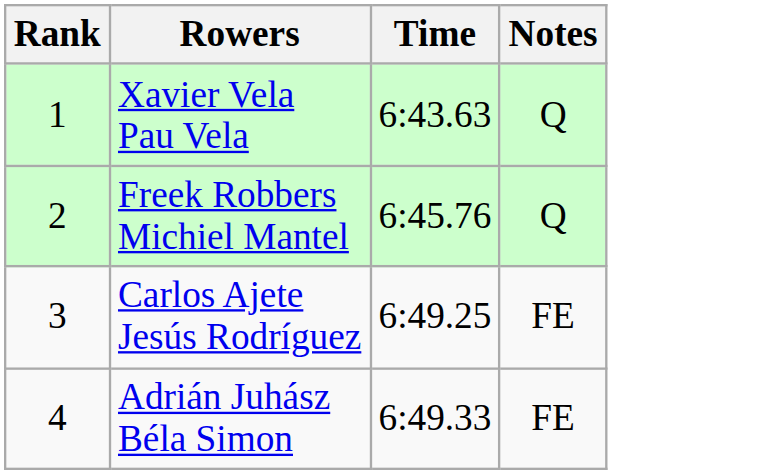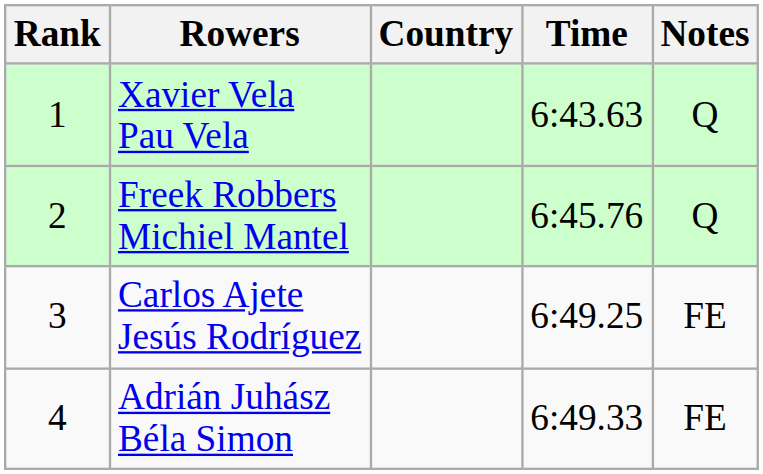+ column: (446, 34)
